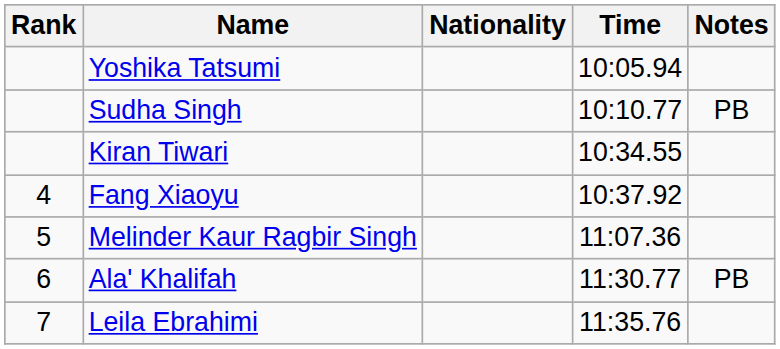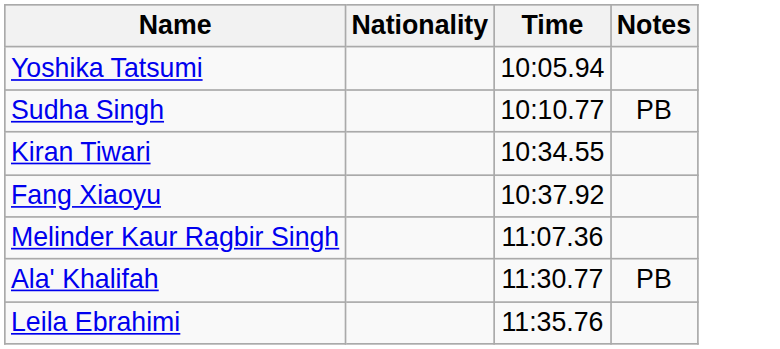- column: (44, 25)
